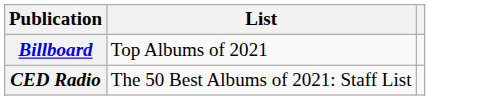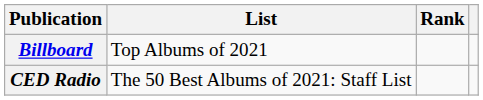+ column: (442, 19)
